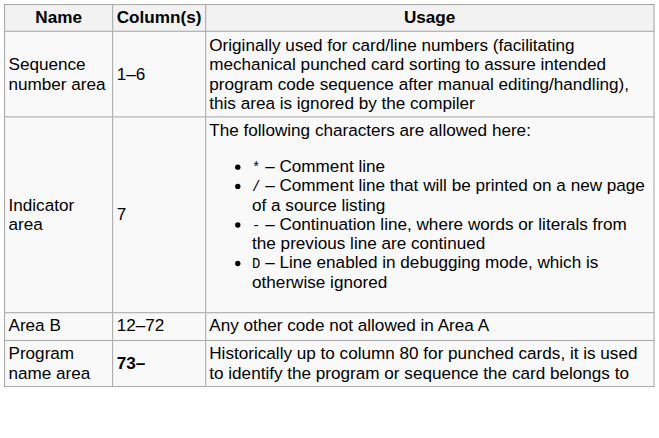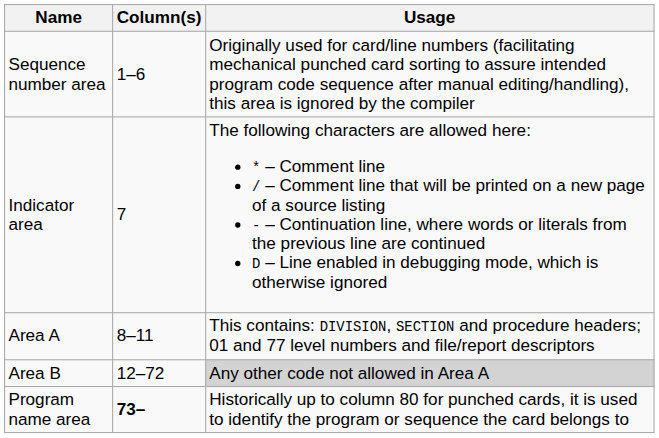+ row: (34, 335)
(349, 326) no background -> (349, 372) lightgrey background
